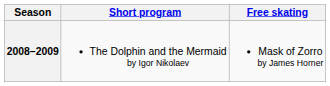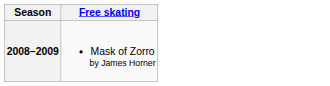- column: (145, 12)
